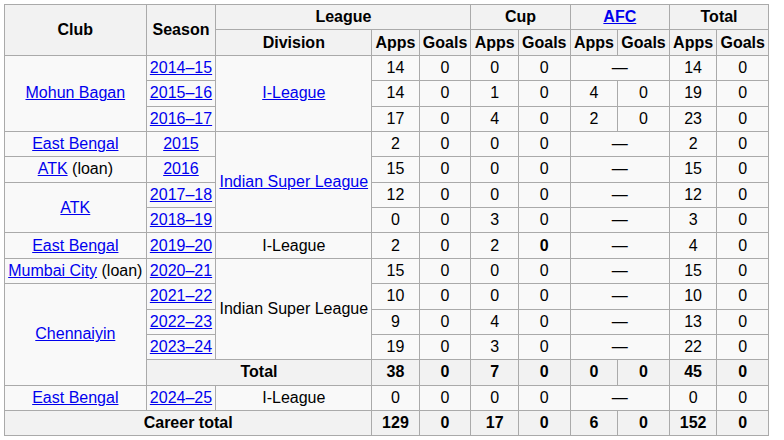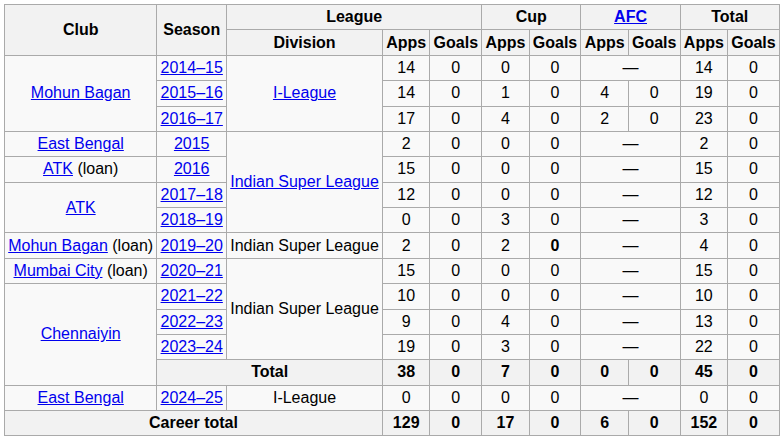(75, 245) East Bengal -> (81, 245) Mohun Bagan (loan)
(294, 245) I-League -> (305, 245) Indian Super League
